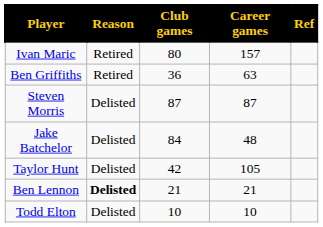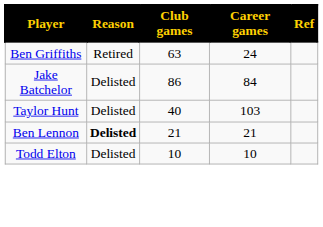- row: (46, 53)
(175, 74) 36 -> (175, 53) 63
(250, 74) 63 -> (250, 53) 24
- row: (46, 103)
(175, 139) 84 -> (175, 82) 86
(250, 139) 48 -> (250, 82) 84
(175, 168) 42 -> (175, 111) 40
(250, 168) 105 -> (250, 111) 103
